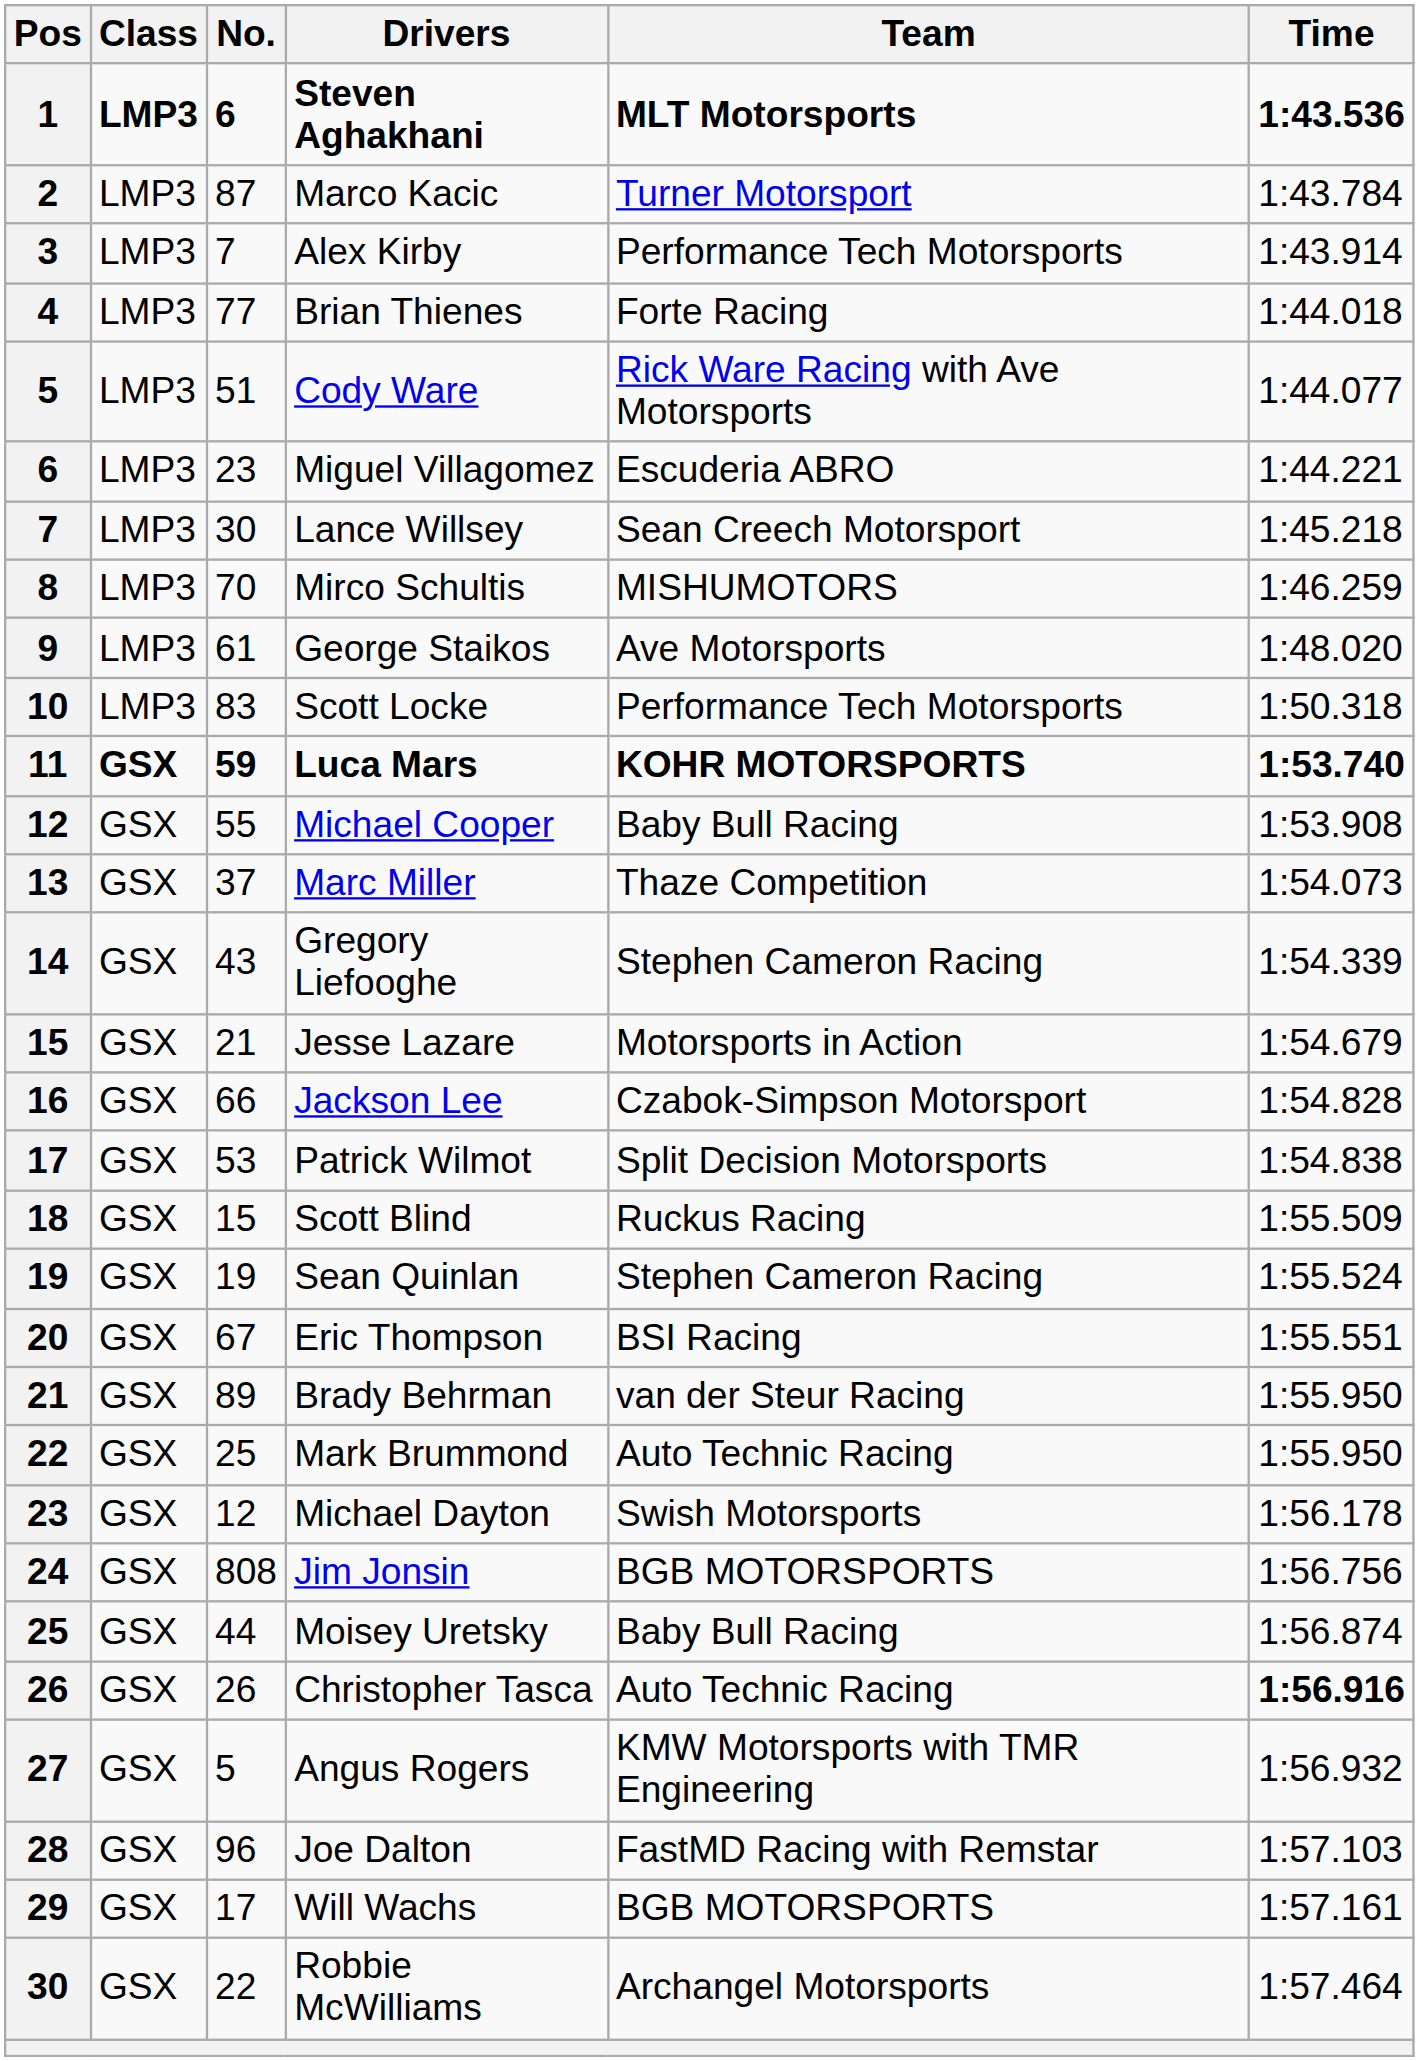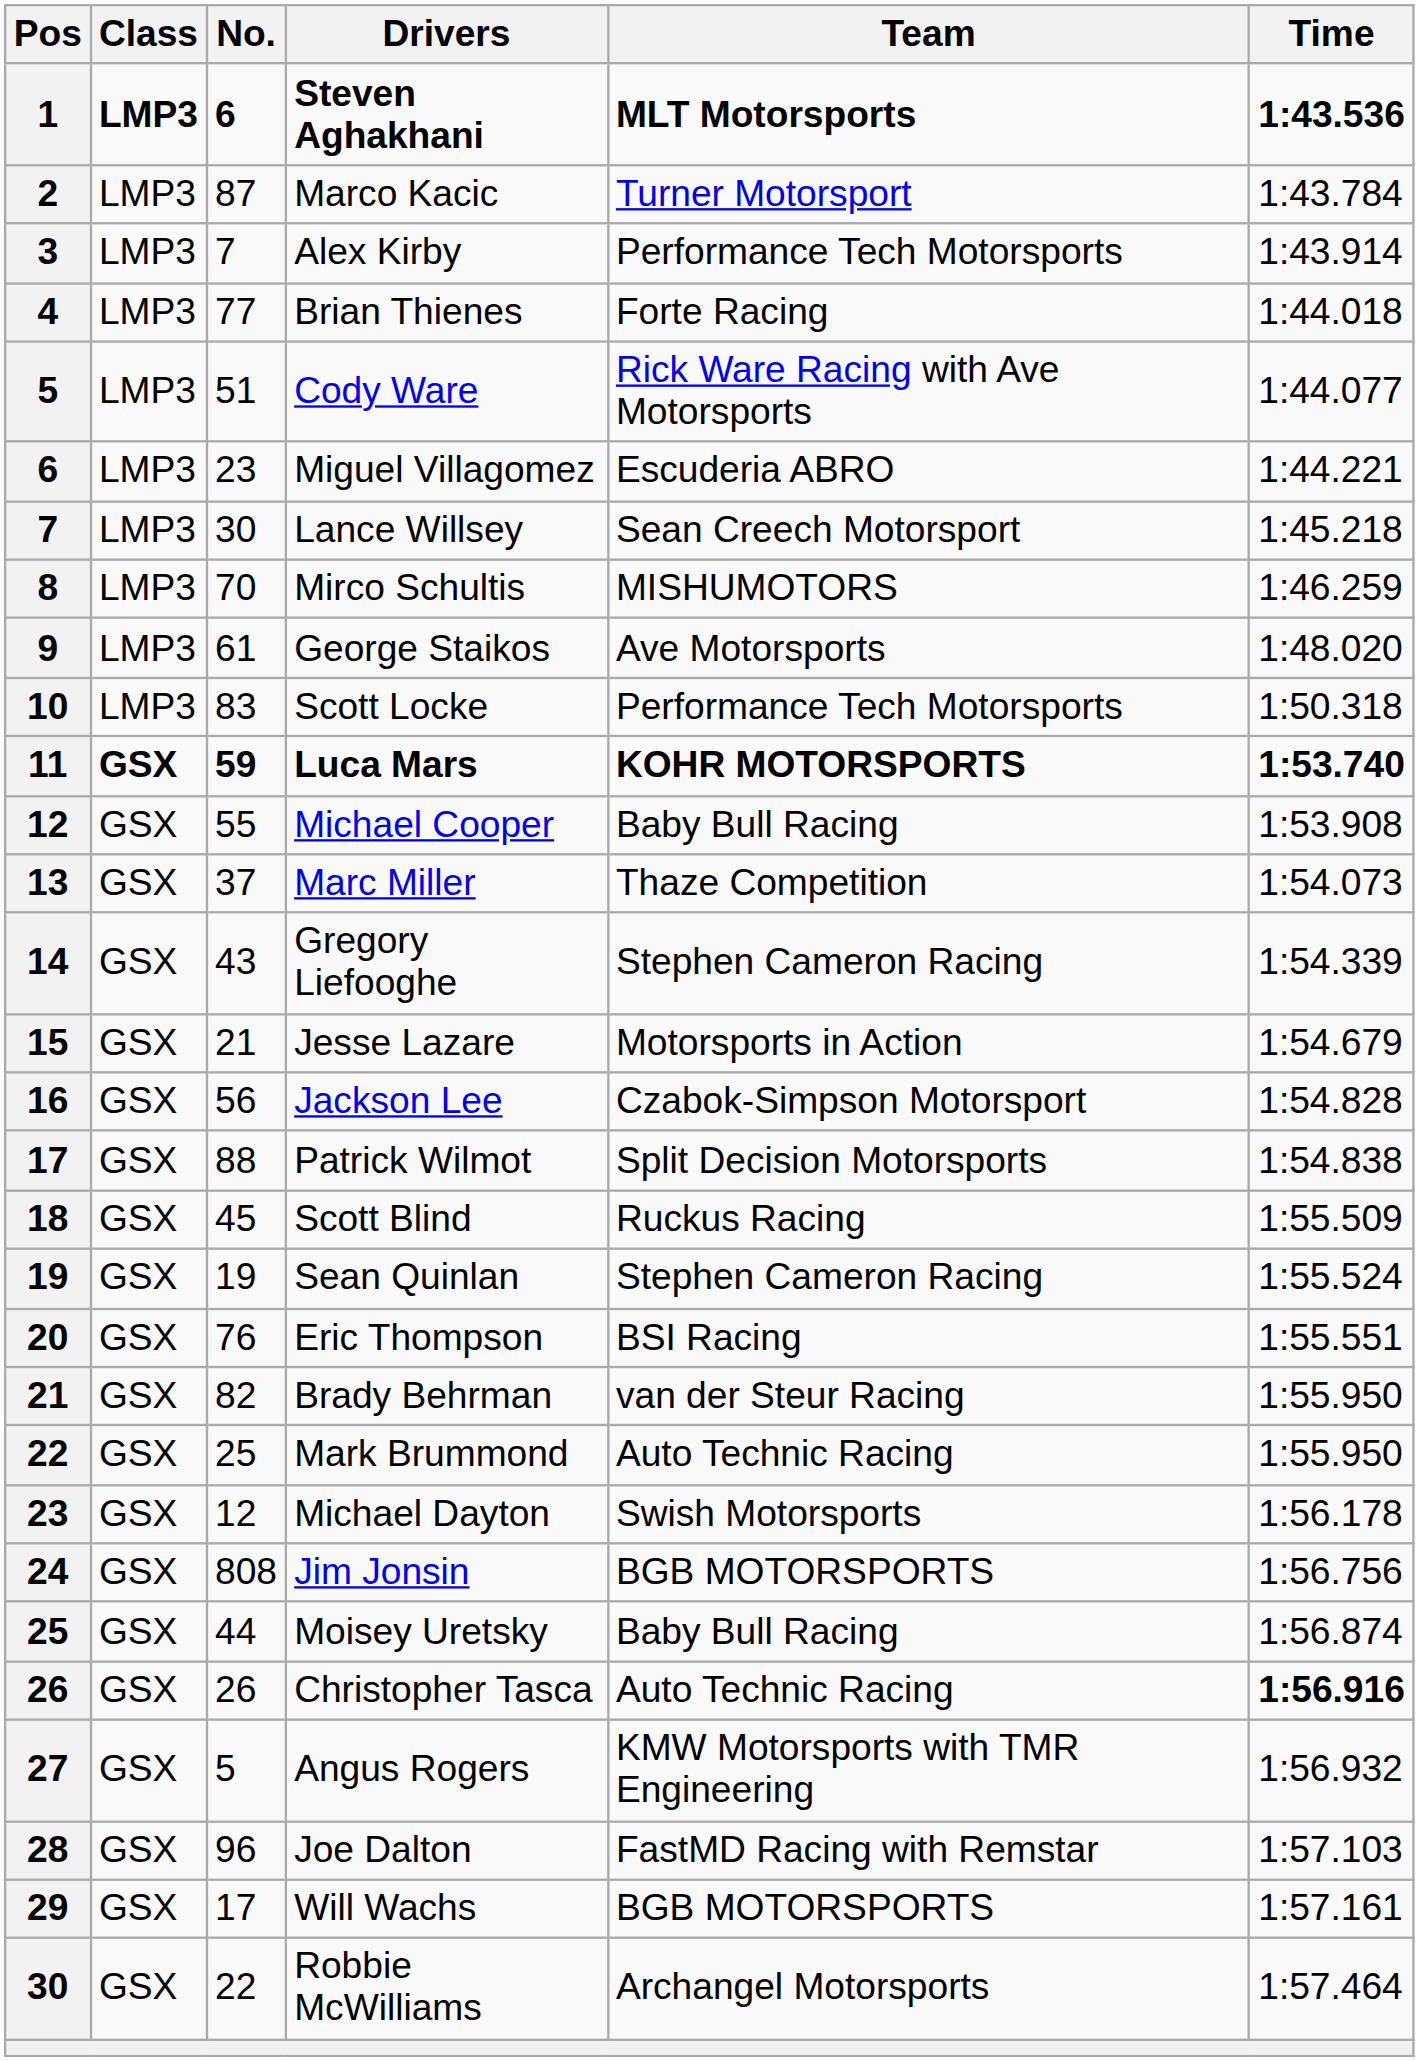(236, 1101) 66 -> (236, 1101) 56
(236, 1160) 53 -> (236, 1160) 88
(236, 1218) 15 -> (236, 1218) 45
(236, 1336) 67 -> (236, 1336) 76
(236, 1395) 89 -> (236, 1395) 82
